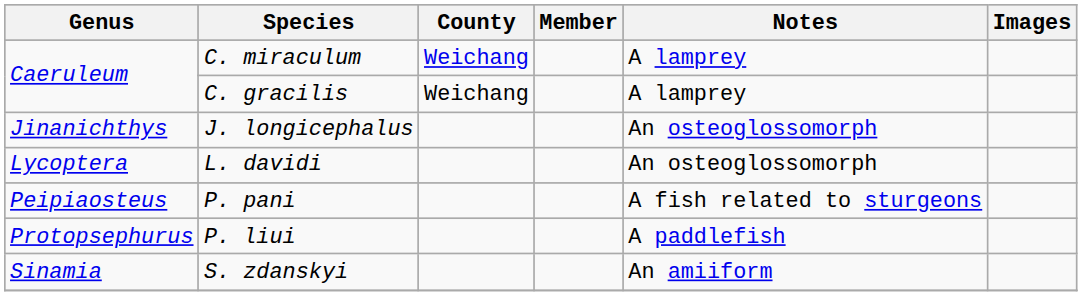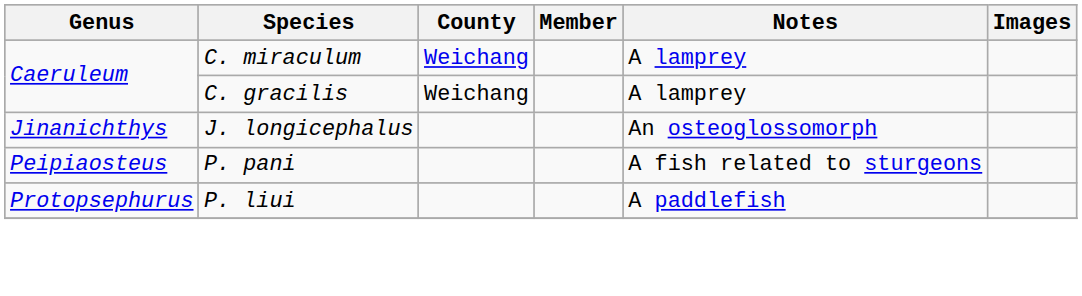- row: (263, 165)
- row: (276, 272)
